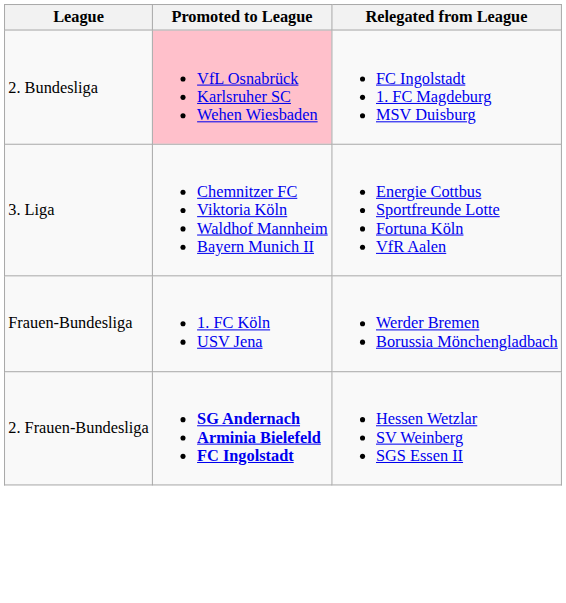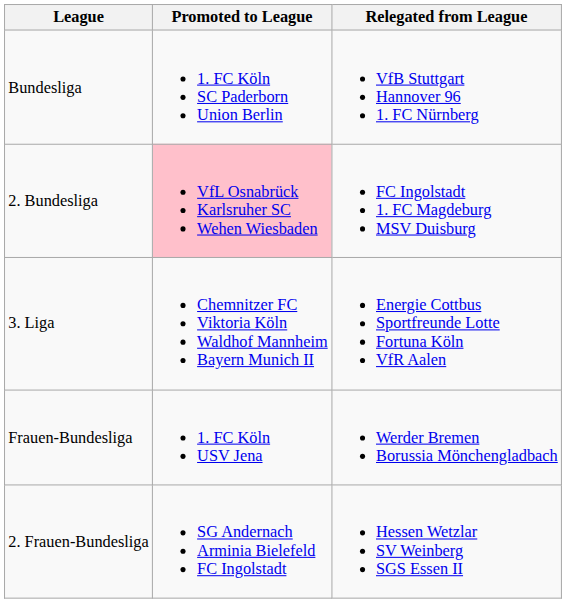+ row: (45, 87)
(242, 437) bold -> (242, 551) normal
